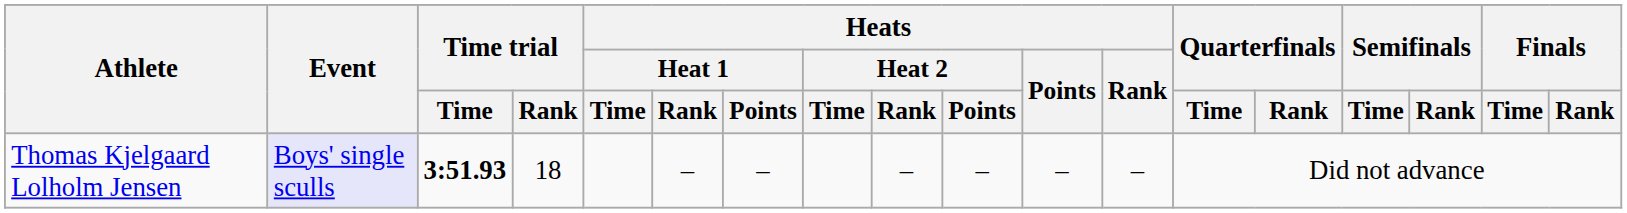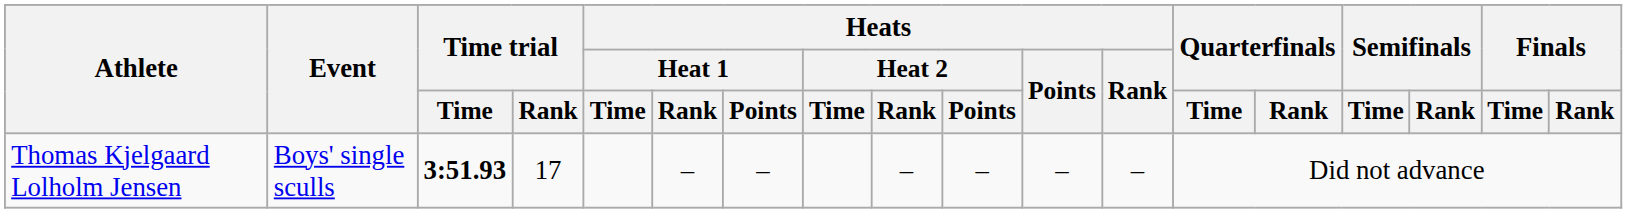(339, 170) lavender background -> (339, 170) no background
(548, 170) 18 -> (548, 170) 17
